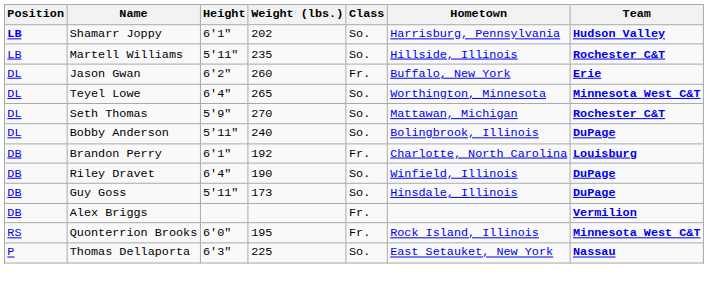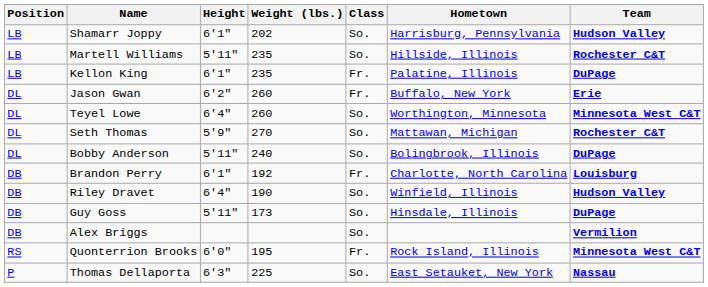(14, 34) bold -> (14, 34) normal
+ row: (109, 74)
(262, 94) 265 -> (262, 113) 260
(594, 173) DuPage -> (619, 193) Hudson Valley
(360, 213) Fr. -> (360, 232) So.
